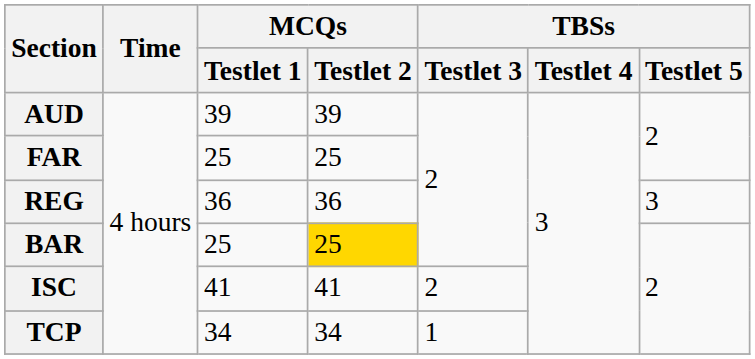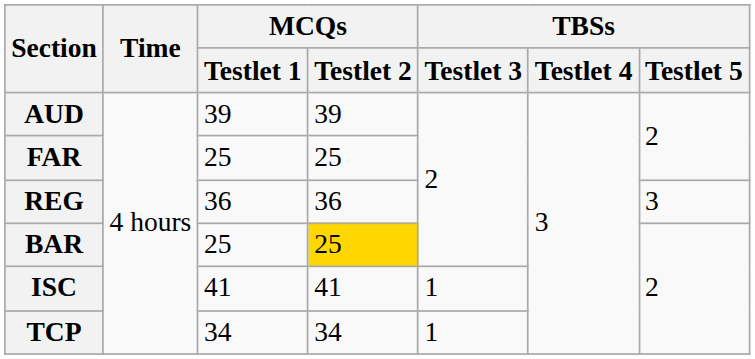(431, 288) 2 -> (431, 288) 1
